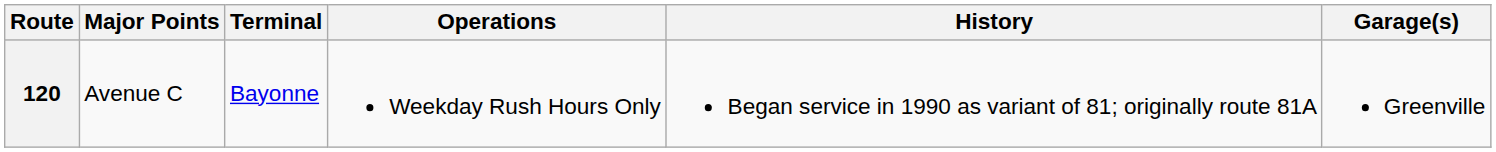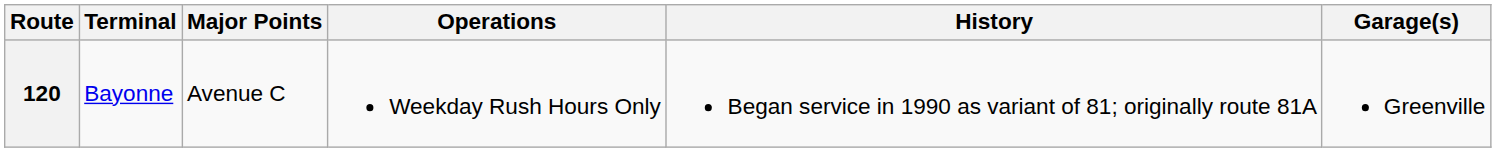columns swapped: (276, 22) <-> (152, 22)
